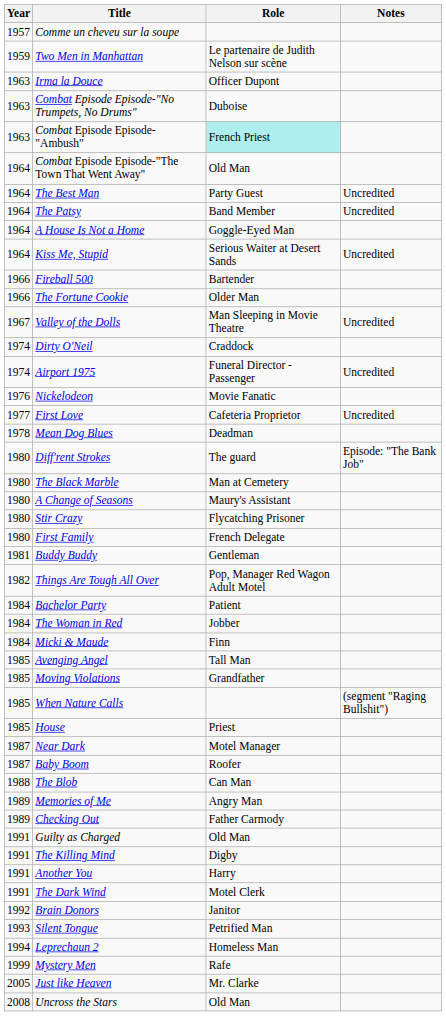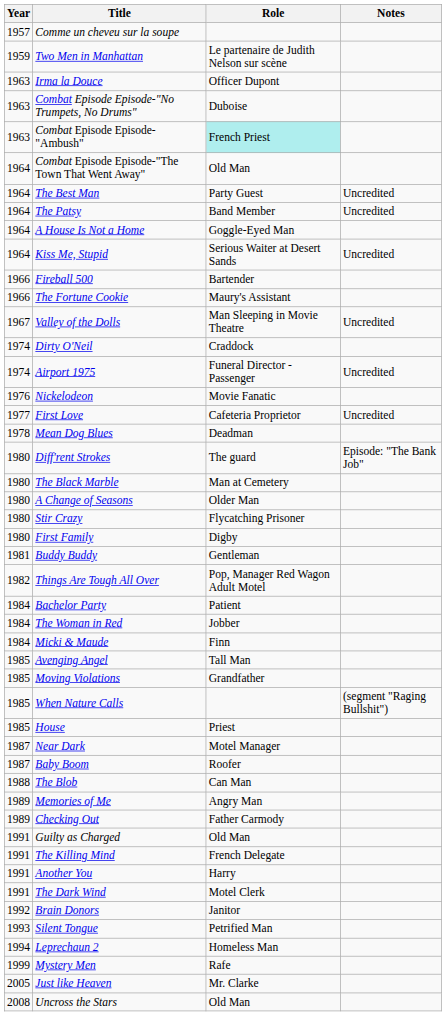(234, 297) Older Man -> (250, 297) Maury's Assistant
(250, 500) Maury's Assistant -> (234, 500) Older Man
(247, 537) French Delegate -> (223, 537) Digby
(223, 855) Digby -> (247, 855) French Delegate
